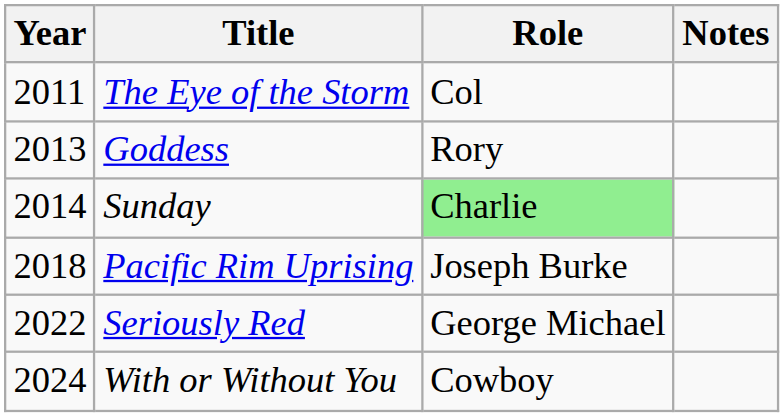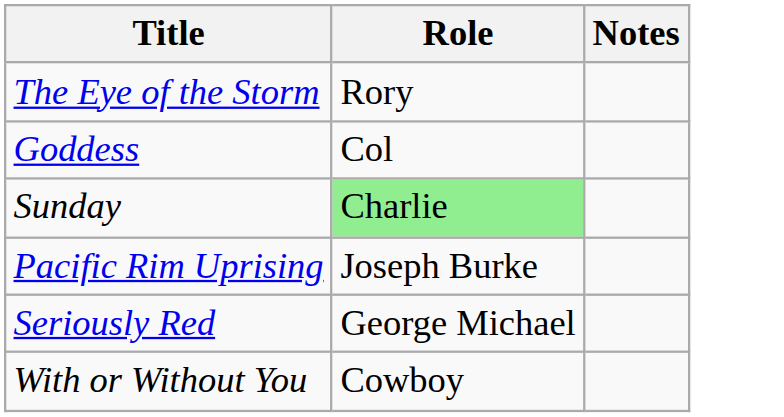- column: (50, 33)
(457, 91) Col -> (377, 91) Rory
(467, 149) Rory -> (367, 149) Col
